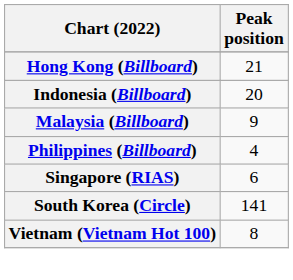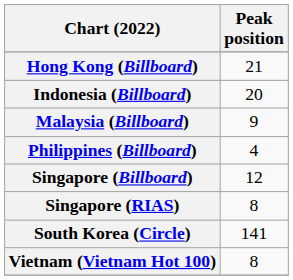+ row: (112, 177)
(254, 177) 6 -> (254, 205) 8
